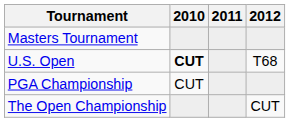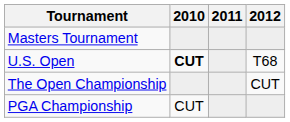rows swapped: (87, 106) <-> (70, 84)
